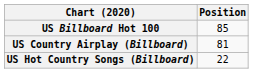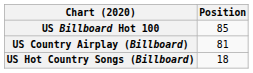(223, 60) 22 -> (223, 60) 18
